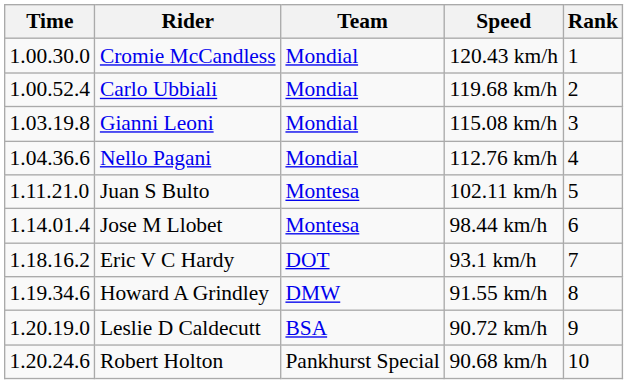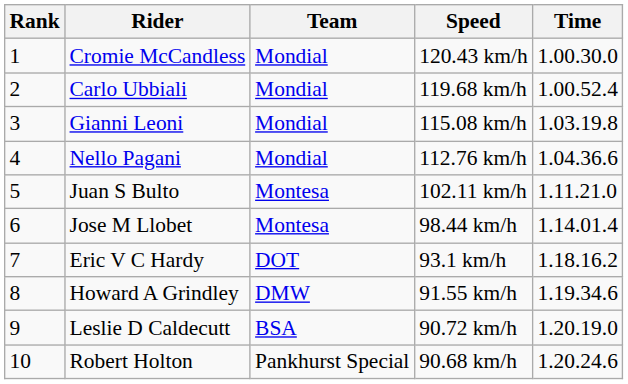columns swapped: (593, 21) <-> (50, 21)
